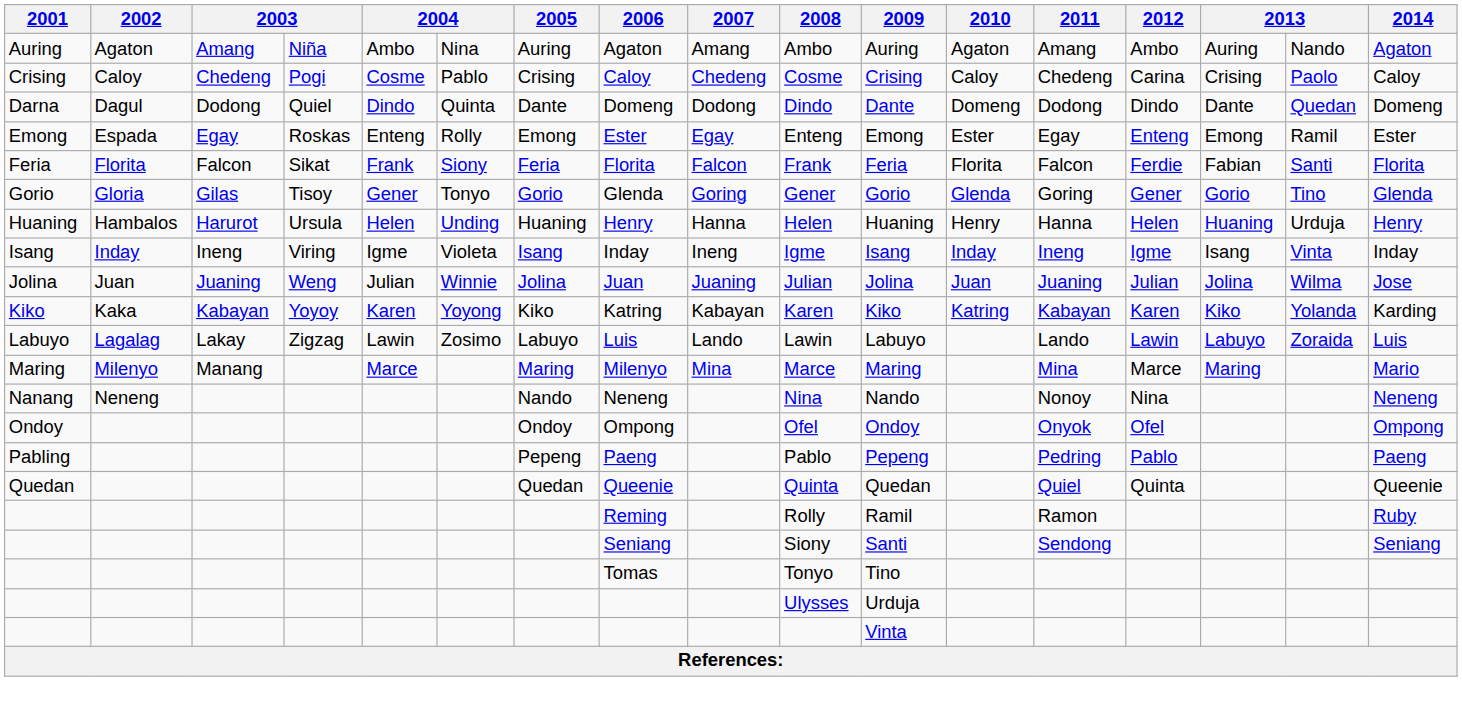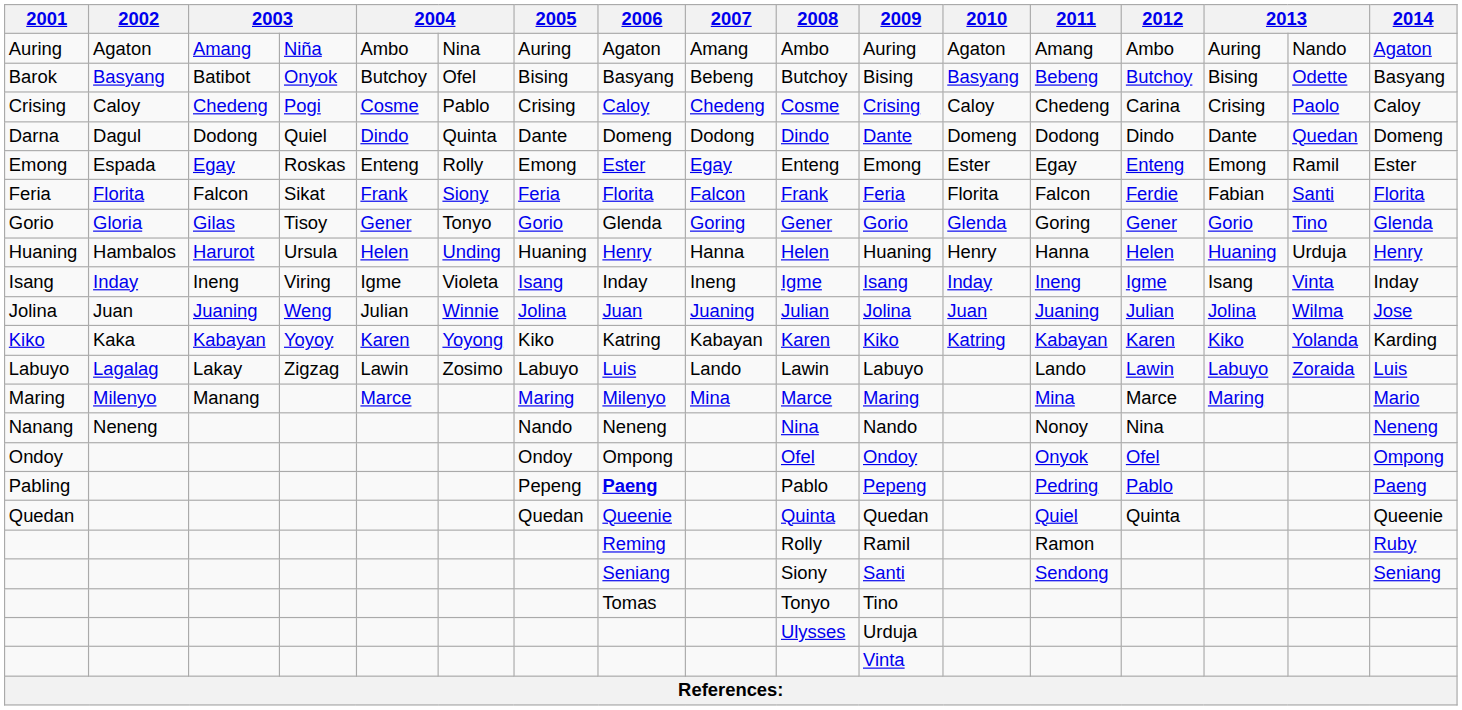+ row: (33, 77)
(630, 456) normal -> (630, 485) bold
